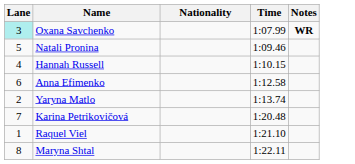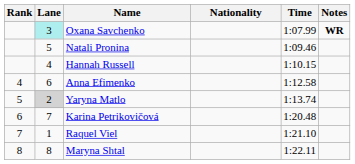+ column: (20, 13)
(19, 99) no background -> (49, 99) lightgrey background
